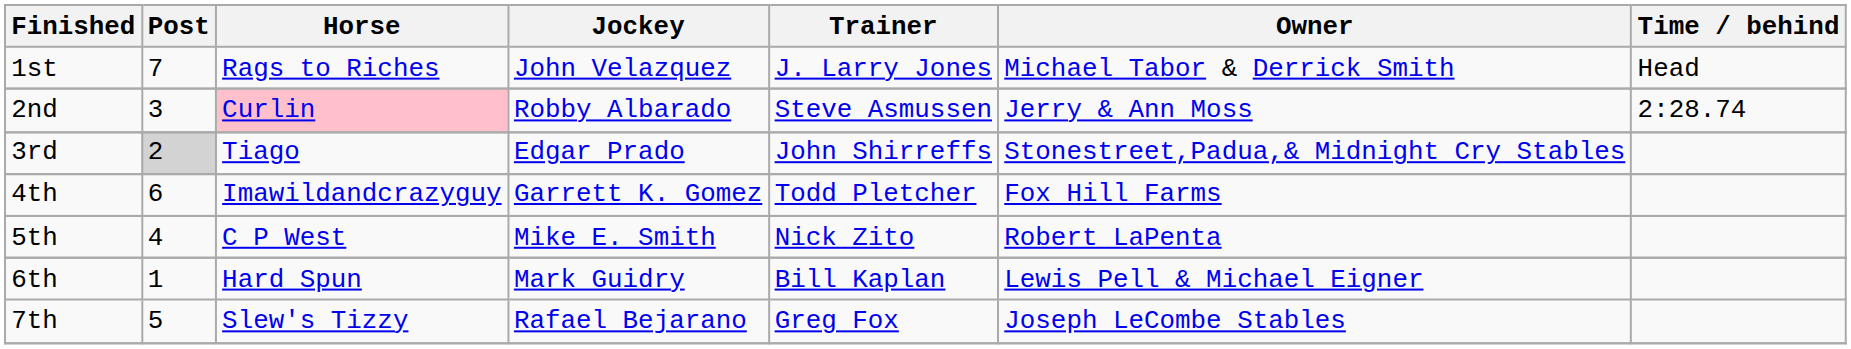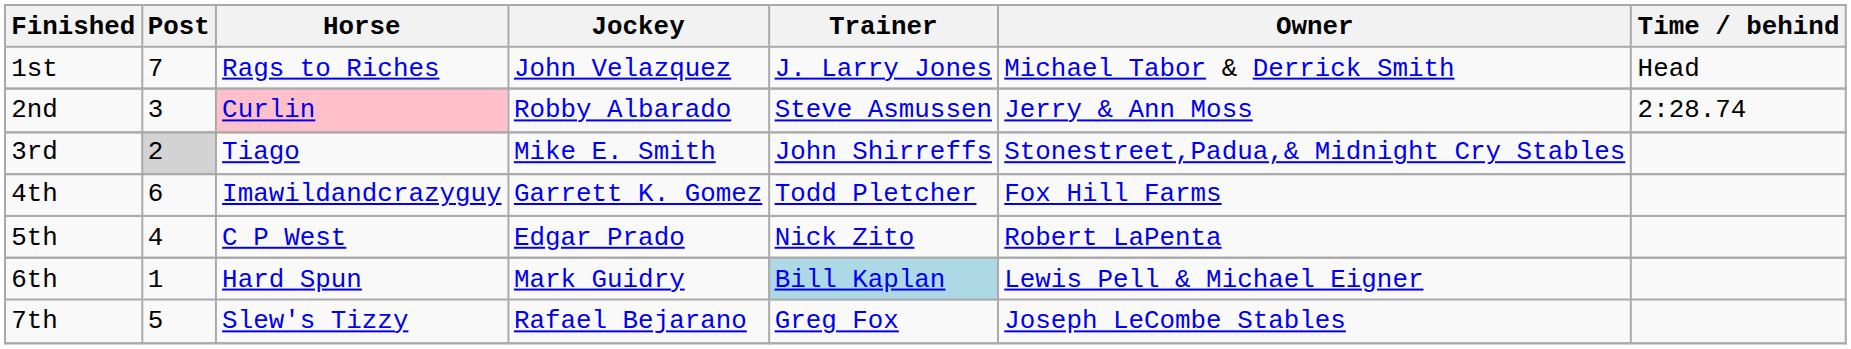(599, 153) Edgar Prado -> (615, 153) Mike E. Smith
(615, 237) Mike E. Smith -> (599, 237) Edgar Prado
(860, 279) no background -> (860, 279) lightblue background
